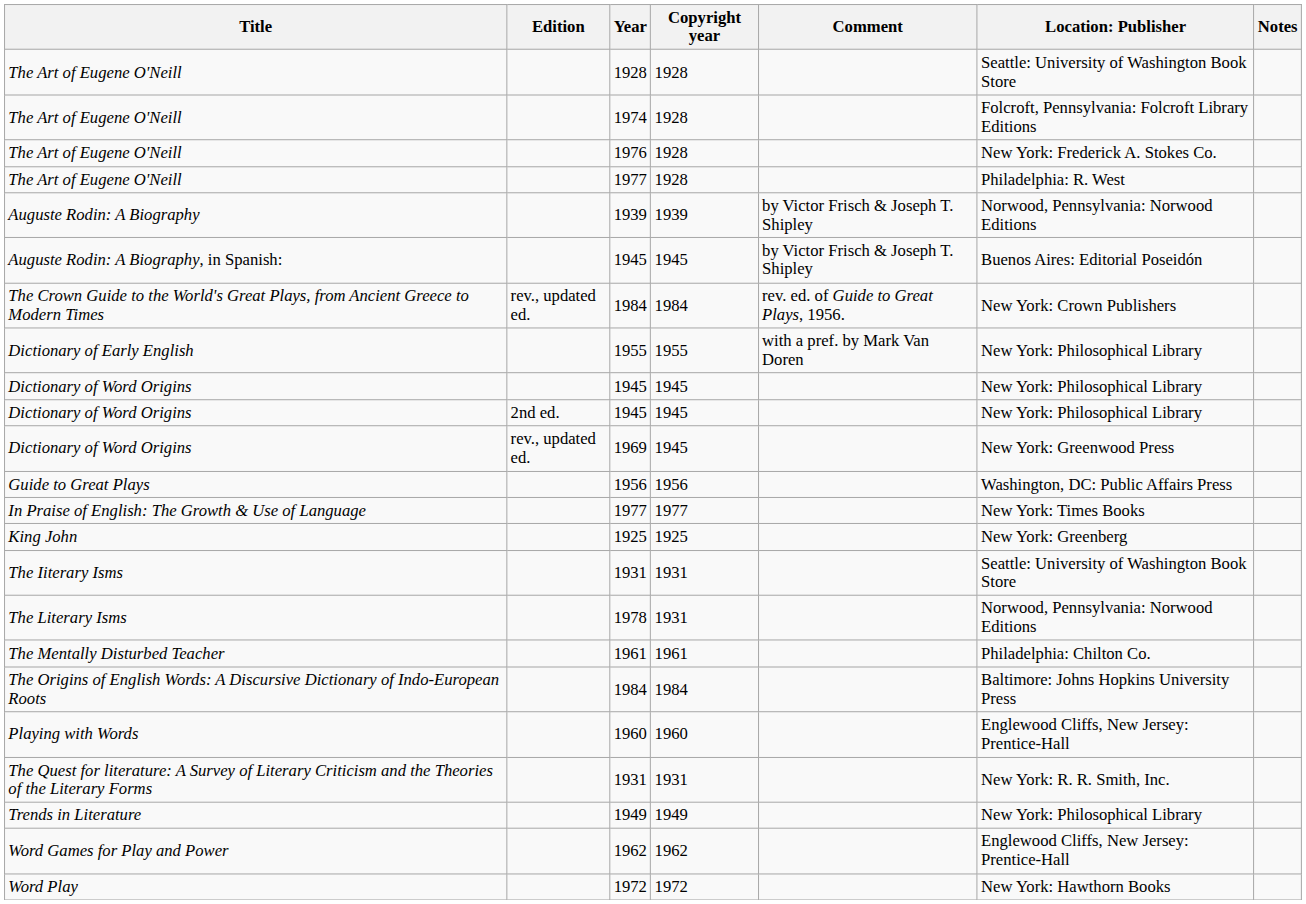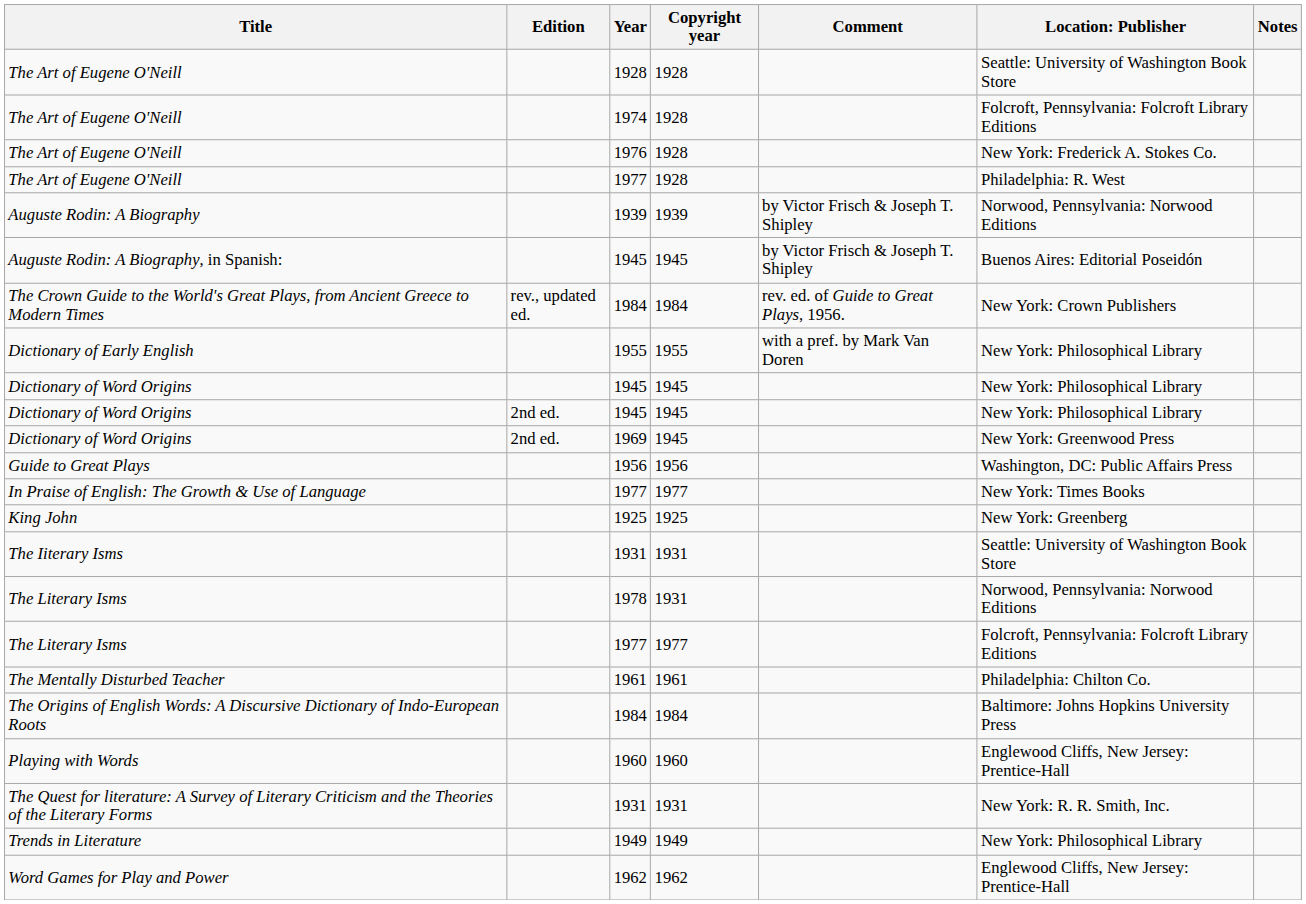(553, 448) rev., updated ed. -> (535, 439) 2nd ed.
+ row: (68, 644)
- row: (43, 886)
